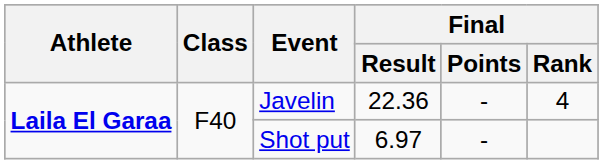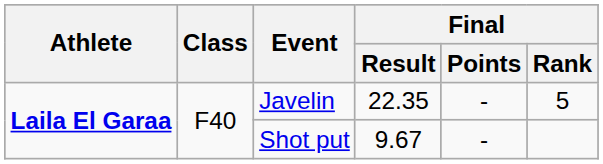(398, 101) 22.36 -> (398, 101) 22.35
(562, 101) 4 -> (562, 101) 5
(398, 140) 6.97 -> (398, 140) 9.67
